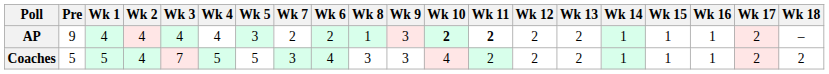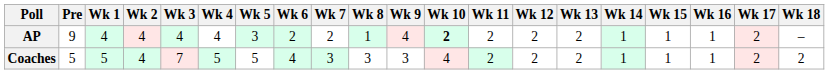columns swapped: (330, 15) <-> (292, 15)
(405, 36) 3 -> (405, 36) 4
(490, 36) bold -> (490, 36) normal
